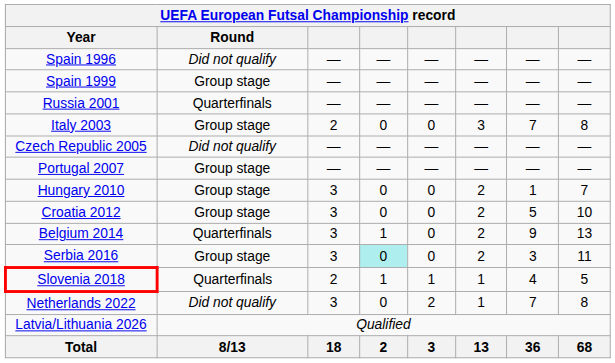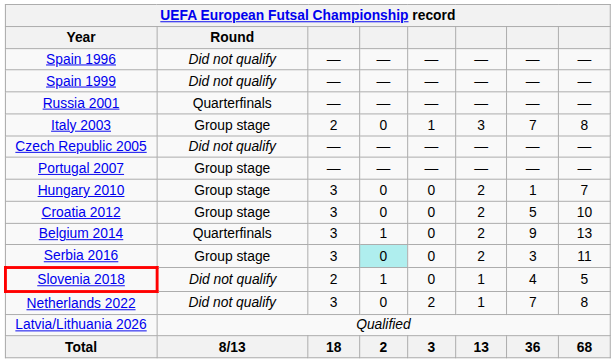(232, 81) Group stage -> (232, 81) Did not qualify
(431, 125) 0 -> (431, 125) 1
(233, 280) Quarterfinals -> (233, 280) Did not qualify
(431, 280) 1 -> (431, 280) 0
